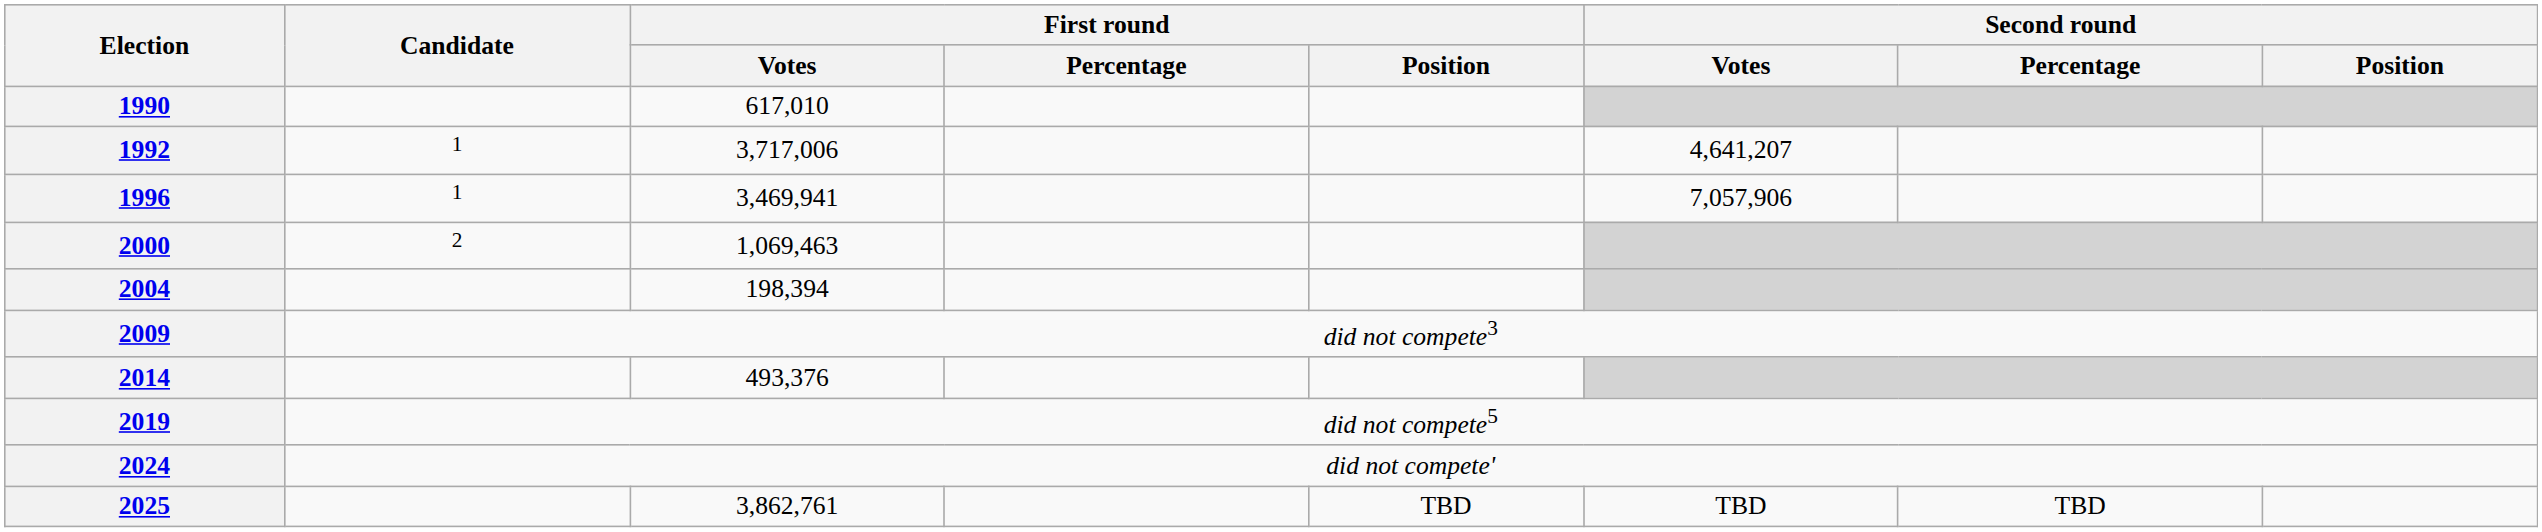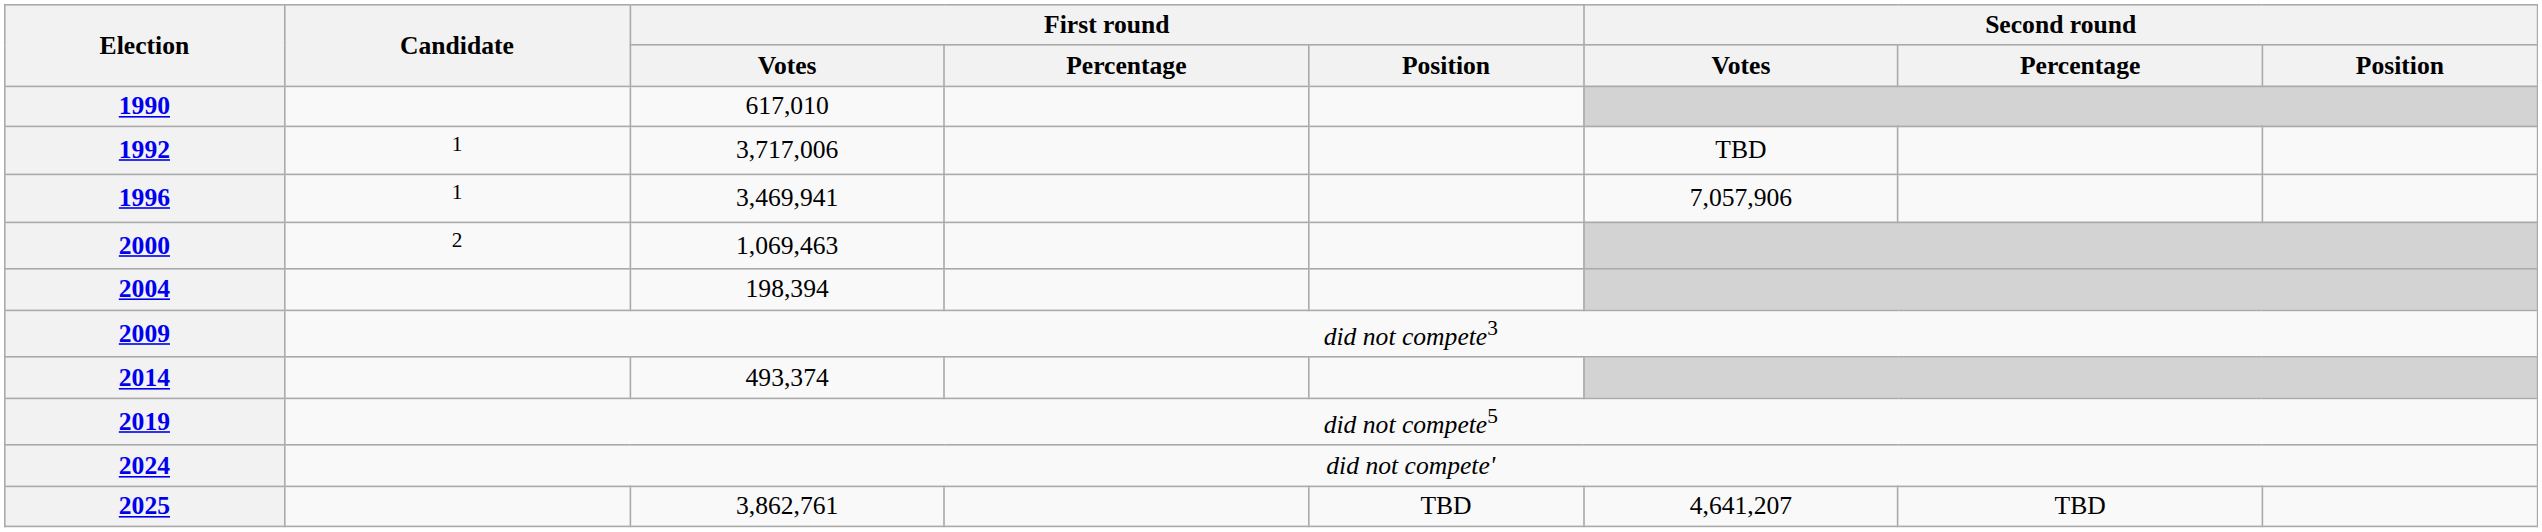(1741, 150) 4,641,207 -> (1741, 150) TBD
(787, 377) 493,376 -> (787, 377) 493,374
(1741, 506) TBD -> (1741, 506) 4,641,207
